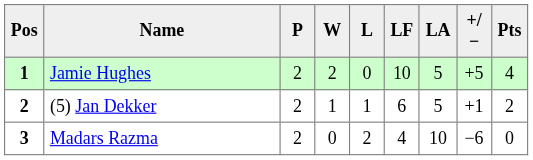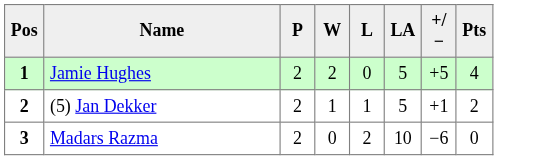- column: (402, 30)
